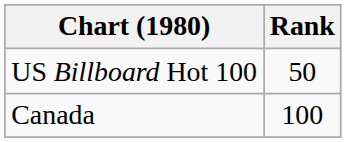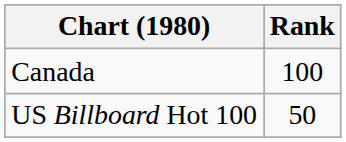rows swapped: (53, 114) <-> (134, 70)
